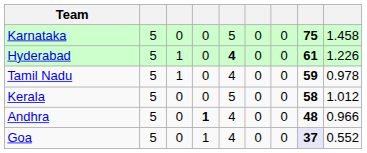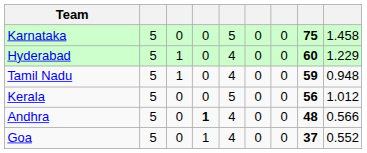(232, 55) bold -> (232, 55) normal
(310, 55) 61 -> (310, 55) 60
(343, 55) 1.226 -> (343, 55) 1.229
(343, 76) 0.978 -> (343, 76) 0.948
(310, 96) 58 -> (310, 96) 56
(343, 117) 0.966 -> (343, 117) 0.566
(310, 138) lavender background -> (310, 138) no background
